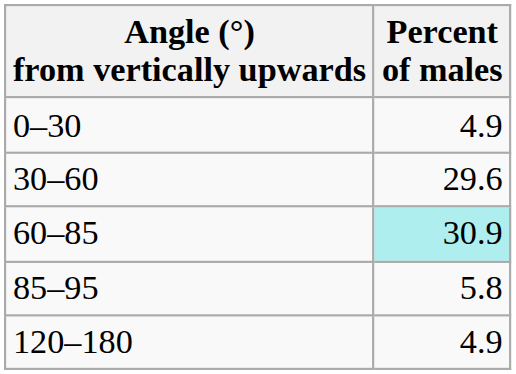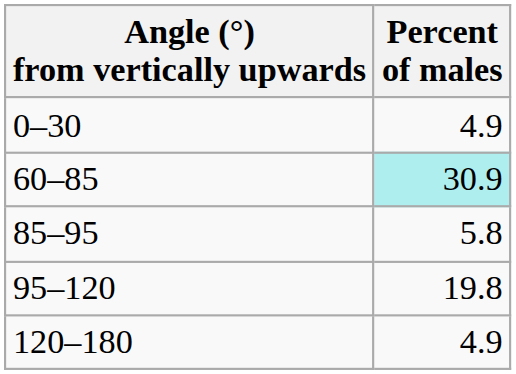- row: (56, 178)
+ row: (64, 287)
